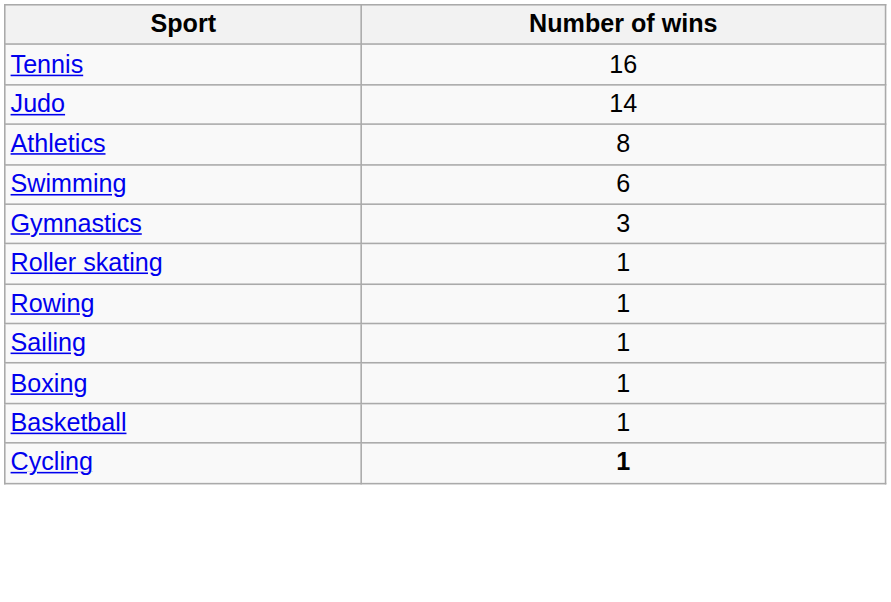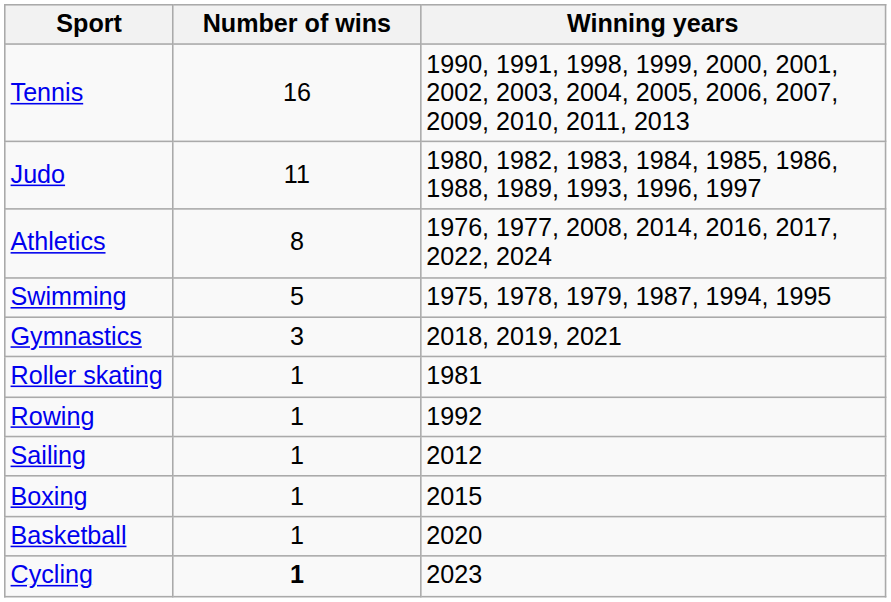+ column: (653, 24)
(623, 104) 14 -> (297, 174) 11
(623, 183) 6 -> (297, 296) 5
